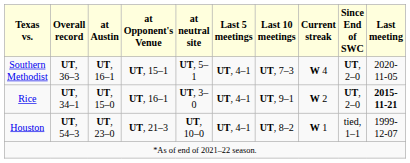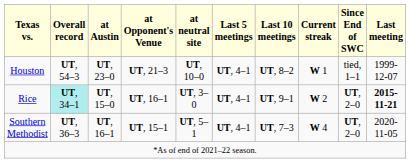rows swapped: (27, 127) <-> (27, 71)
(69, 99) no background -> (69, 99) paleturquoise background
